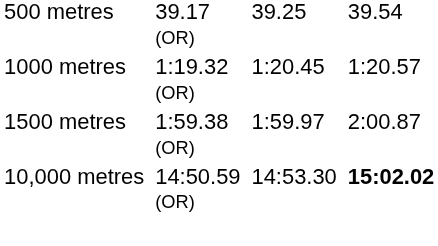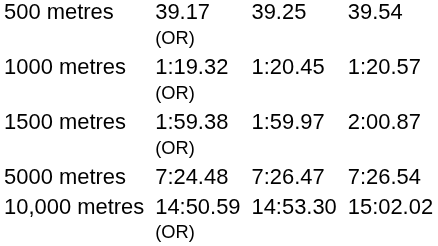+ row: (65, 176)
(391, 176) bold -> (390, 206) normal
